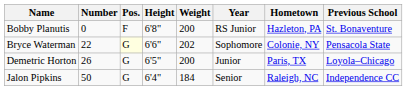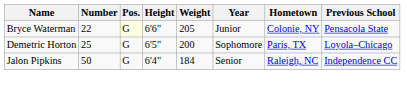- row: (38, 28)
(187, 45) 202 -> (187, 28) 205
(239, 45) Sophomore -> (228, 28) Junior
(86, 61) 26 -> (86, 45) 25
(228, 61) Junior -> (239, 45) Sophomore
